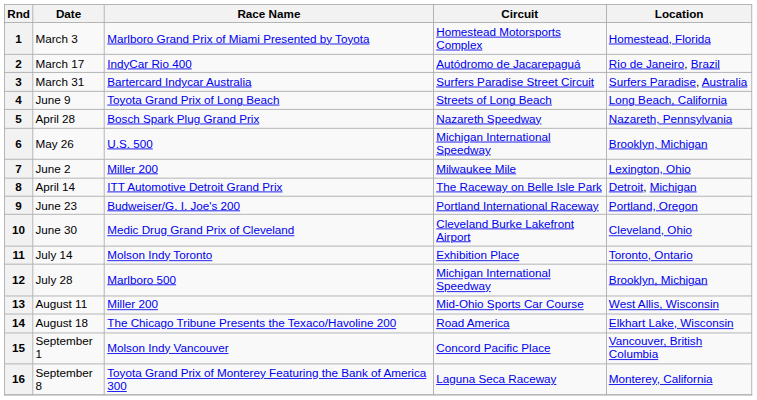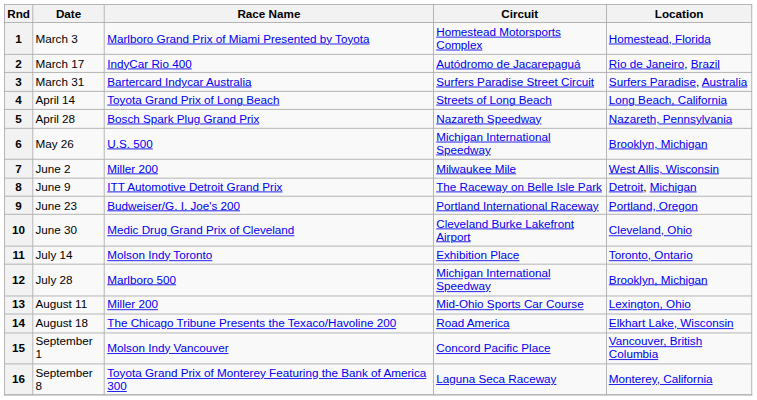(53, 100) June 9 -> (55, 100) April 14
(650, 168) Lexington, Ohio -> (664, 168) West Allis, Wisconsin
(55, 187) April 14 -> (53, 187) June 9
(664, 305) West Allis, Wisconsin -> (650, 305) Lexington, Ohio
